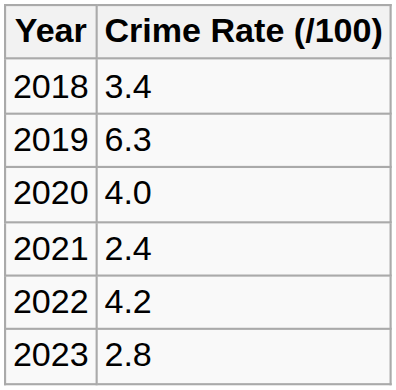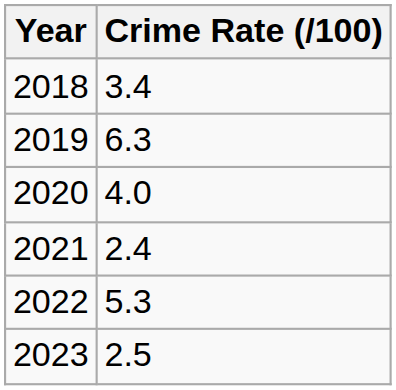(128, 301) 4.2 -> (128, 301) 5.3
(128, 355) 2.8 -> (128, 355) 2.5
